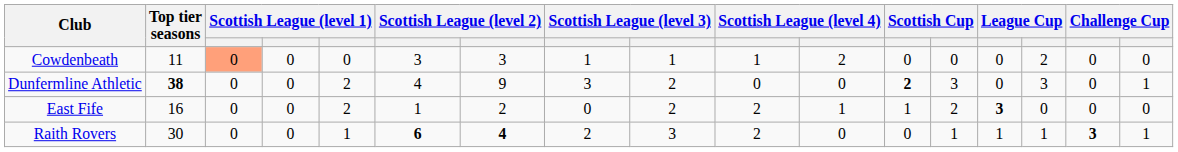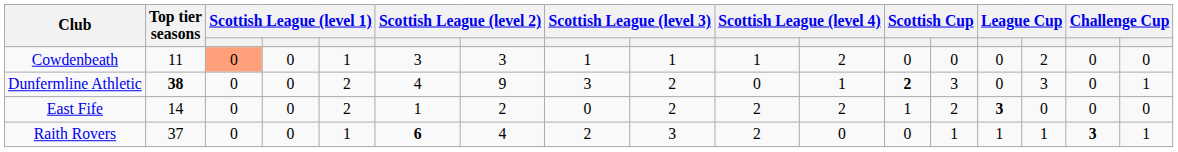(347, 59) 0 -> (347, 59) 1
(842, 84) 0 -> (842, 84) 1
(176, 109) 16 -> (176, 109) 14
(842, 109) 1 -> (842, 109) 2
(176, 134) 30 -> (176, 134) 37
(503, 134) bold -> (503, 134) normal
